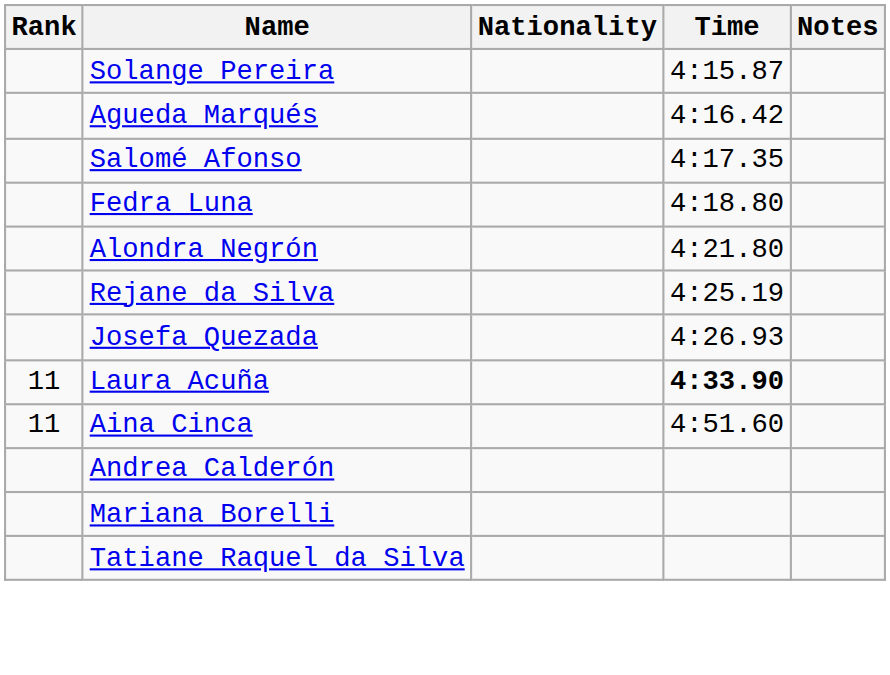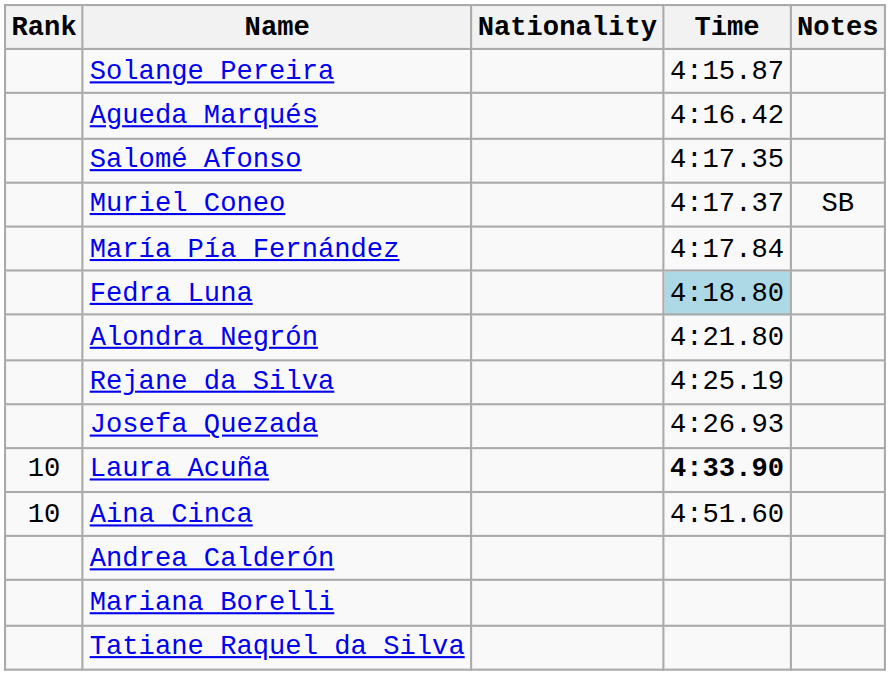+ row: (188, 204)
+ row: (245, 249)
(727, 204) no background -> (727, 293) lightblue background
(44, 381) 11 -> (44, 470) 10
(44, 426) 11 -> (44, 514) 10
